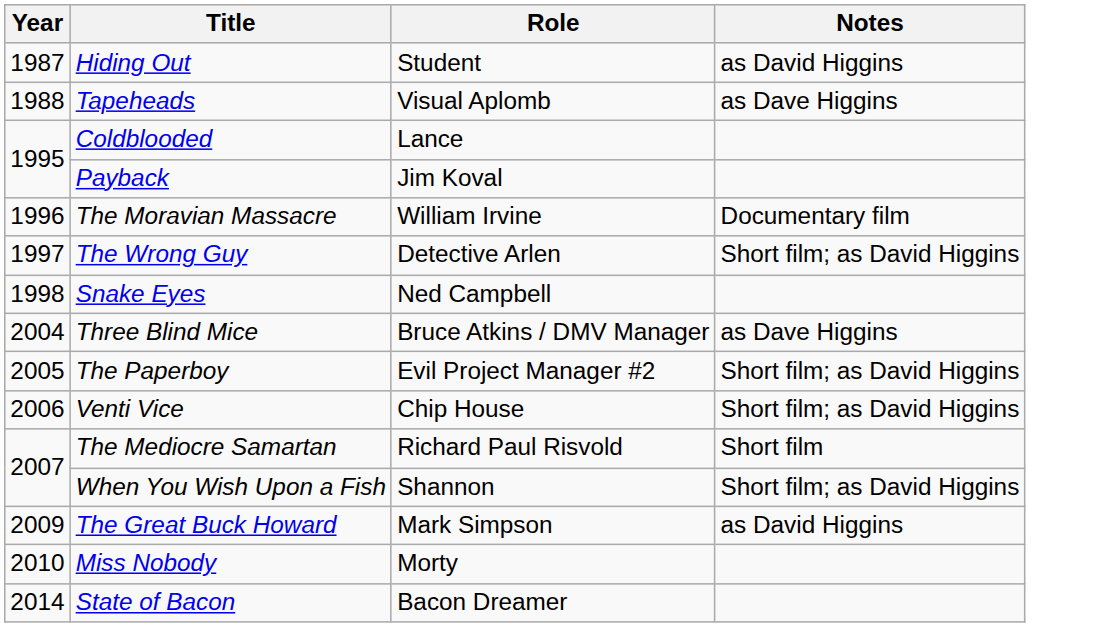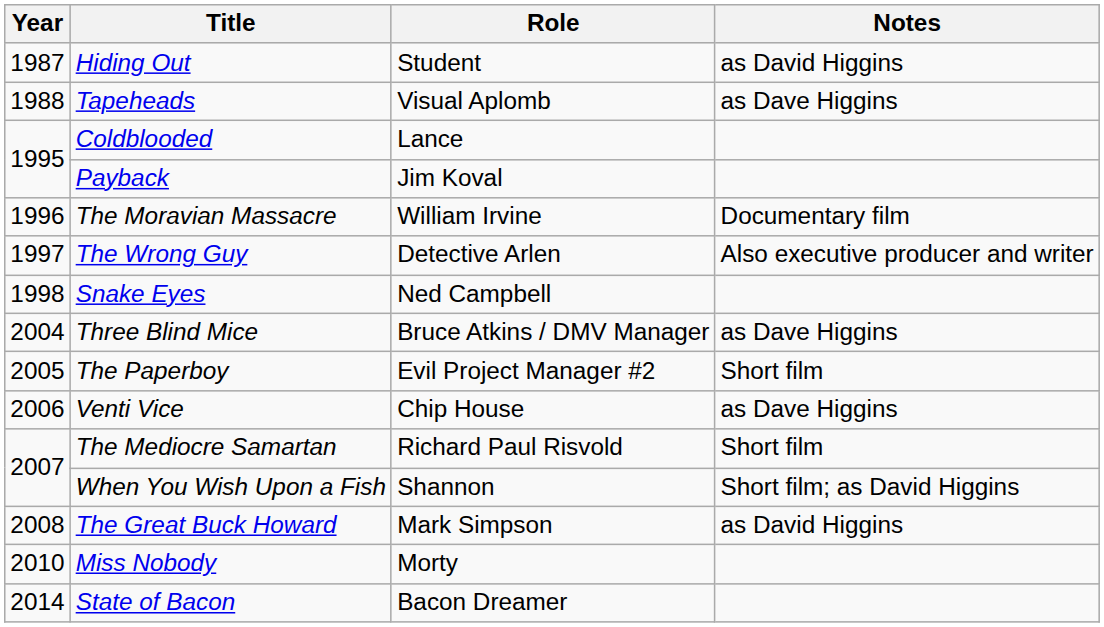(870, 255) Short film; as David Higgins -> (907, 255) Also executive producer and writer
(870, 370) Short film; as David Higgins -> (772, 370) Short film
(870, 409) Short film; as David Higgins -> (809, 409) as Dave Higgins
(37, 525) 2009 -> (37, 525) 2008
